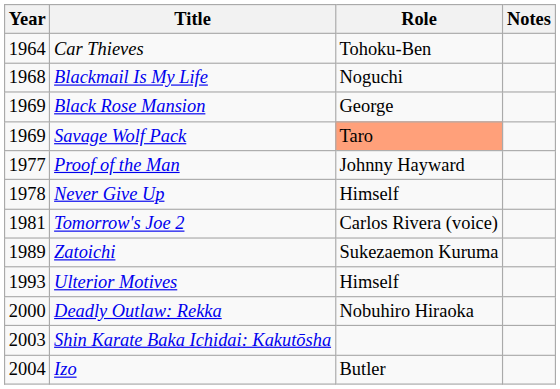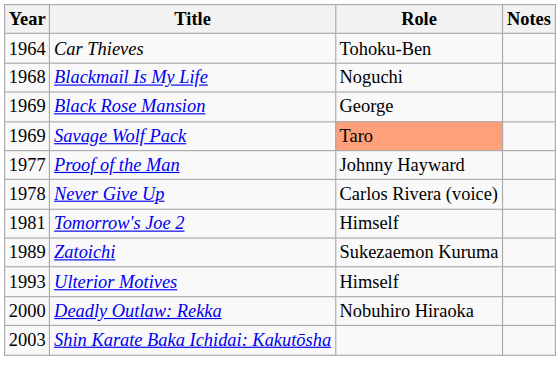(369, 194) Himself -> (419, 194) Carlos Rivera (voice)
(419, 223) Carlos Rivera (voice) -> (369, 223) Himself
- row: (65, 369)
